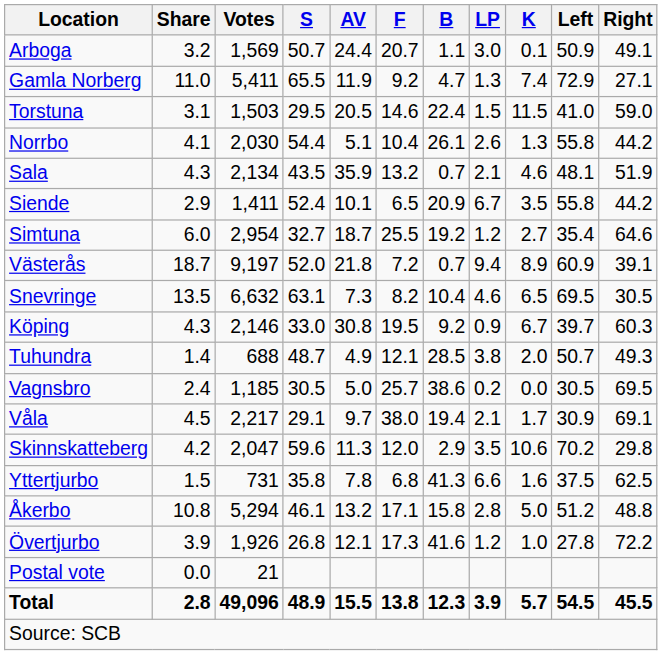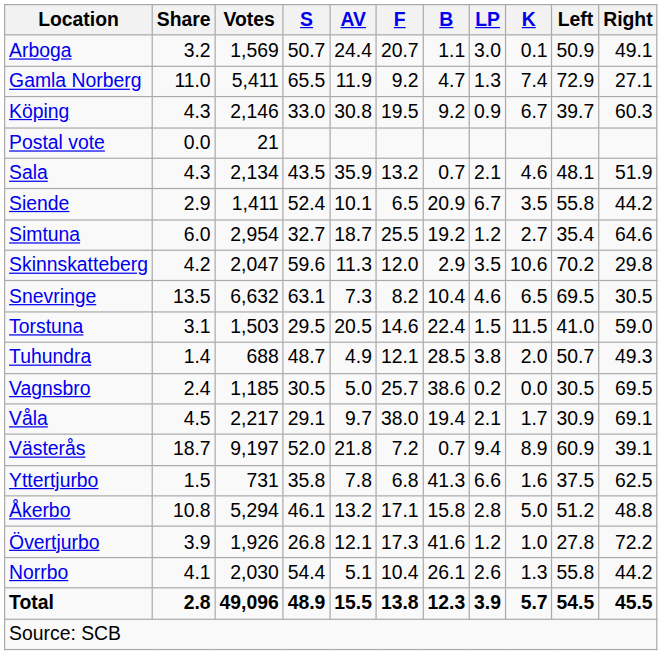rows swapped: (39, 326) <-> (46, 111)
rows swapped: (39, 142) <-> (57, 572)
rows swapped: (78, 449) <-> (47, 265)
